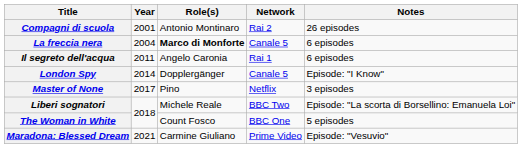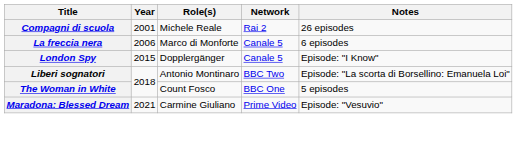(199, 27) Antonio Montinaro -> (191, 27) Michele Reale
(145, 43) 2004 -> (145, 43) 2006
(202, 43) bold -> (199, 43) normal
- row: (68, 58)
(145, 74) 2014 -> (145, 58) 2015
- row: (68, 89)
(191, 105) Michele Reale -> (199, 74) Antonio Montinaro
